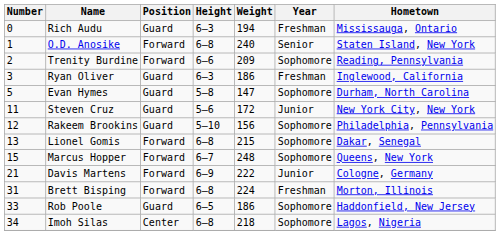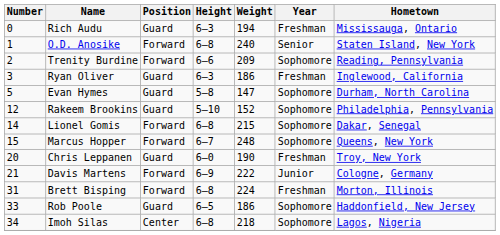- row: (81, 110)
(246, 126) 156 -> (246, 110) 152
(13, 142) 13 -> (13, 126) 14
+ row: (90, 158)
